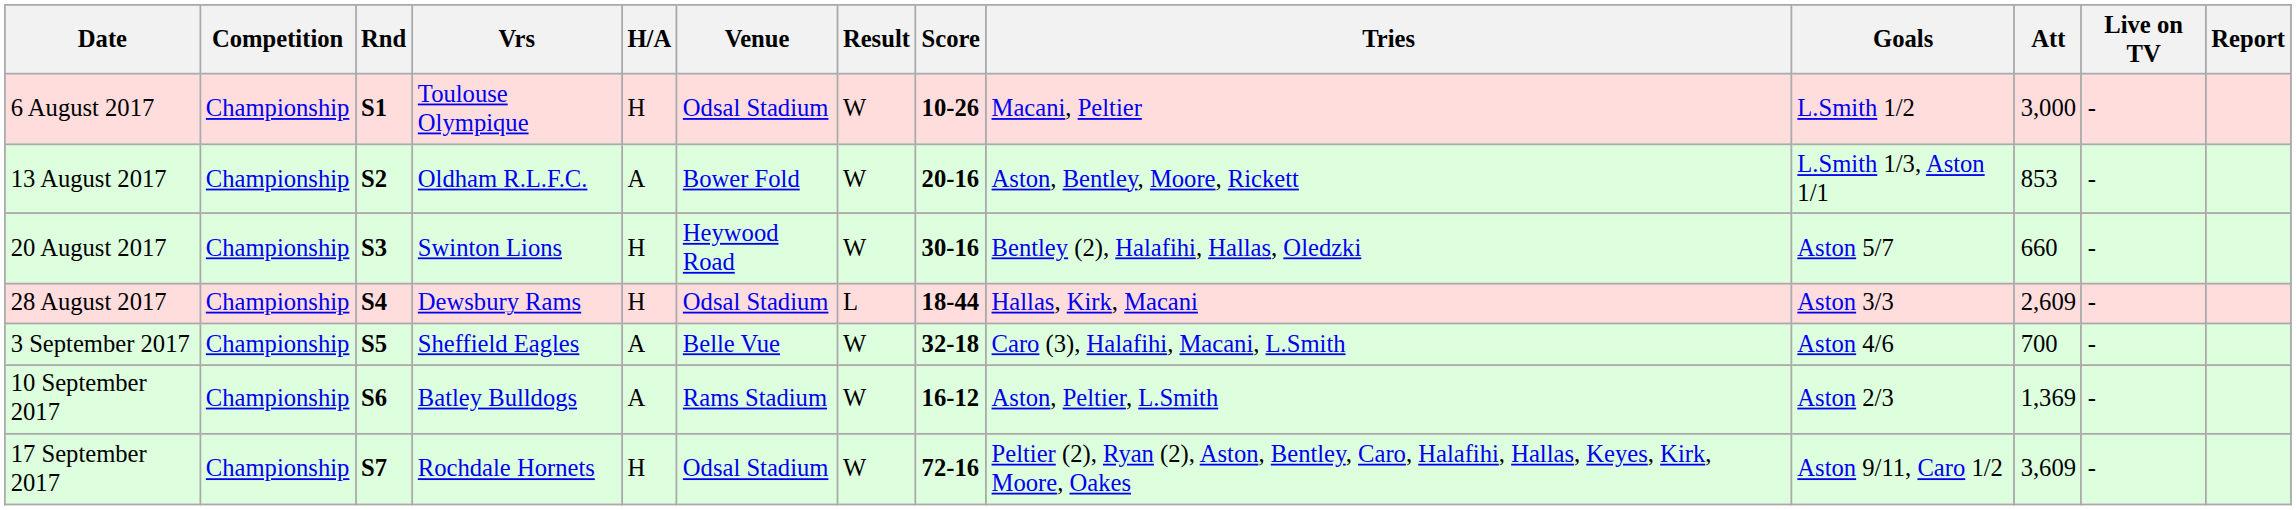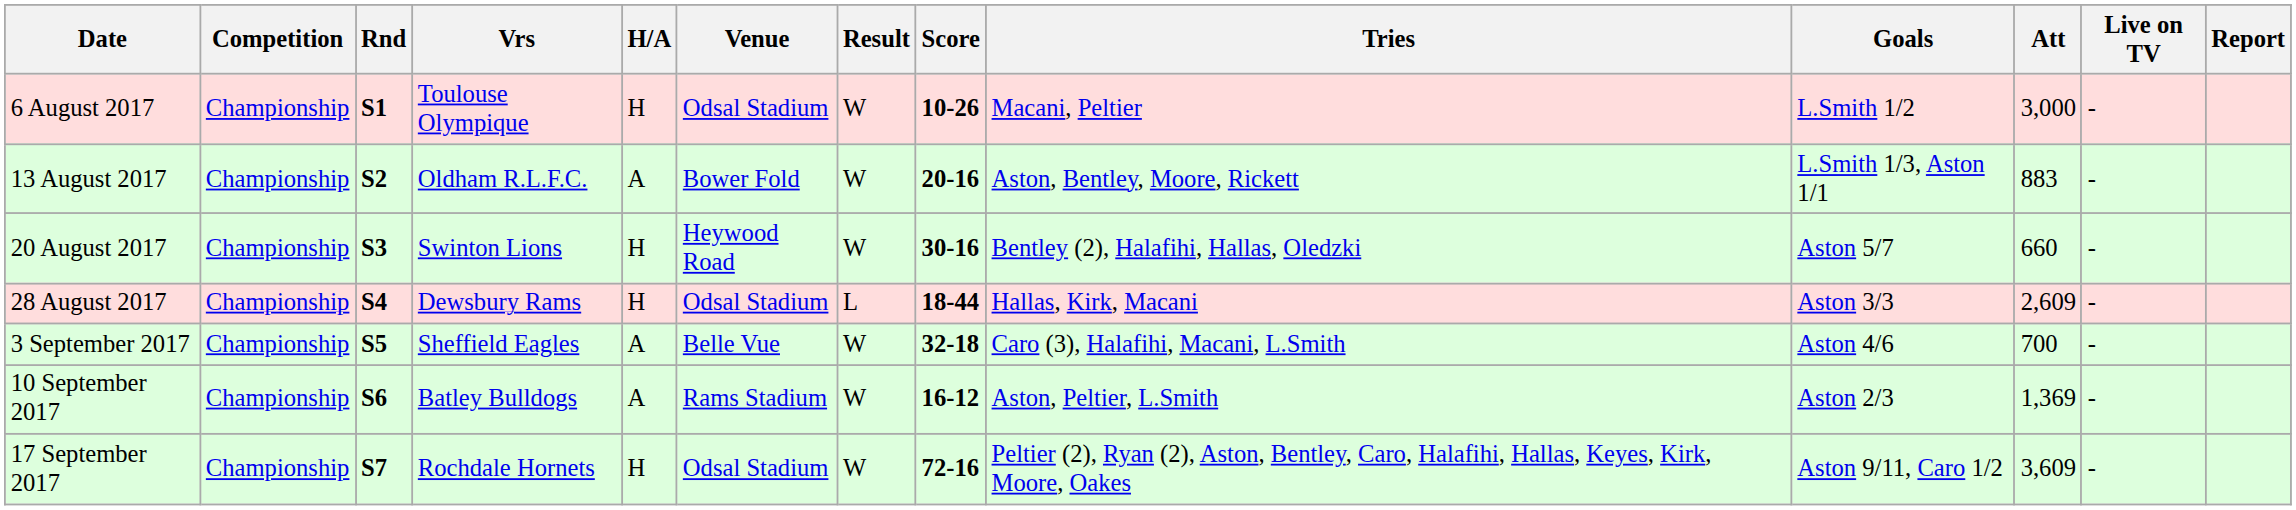(2039, 178) 853 -> (2039, 178) 883
